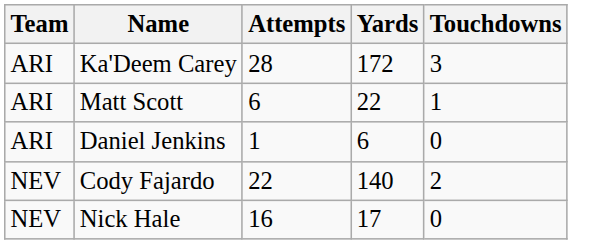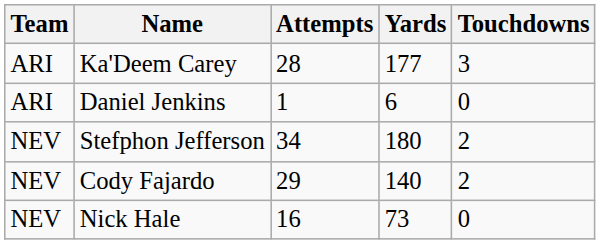(375, 63) 172 -> (403, 63) 177
- row: (131, 102)
+ row: (172, 141)
(260, 180) 22 -> (288, 180) 29
(369, 219) 17 -> (397, 219) 73
